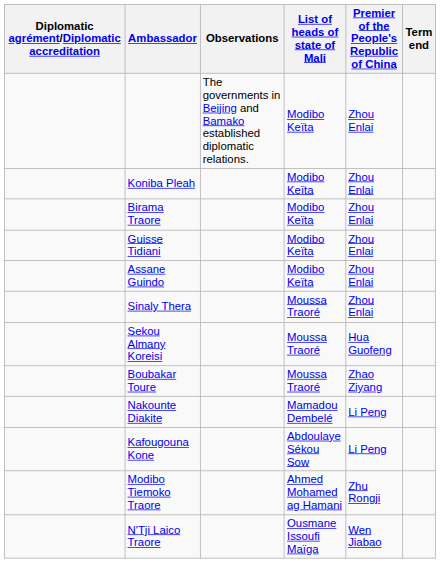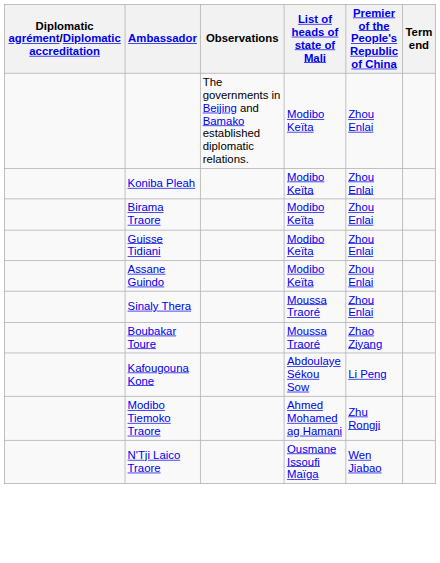- row: (146, 344)
- row: (152, 412)
